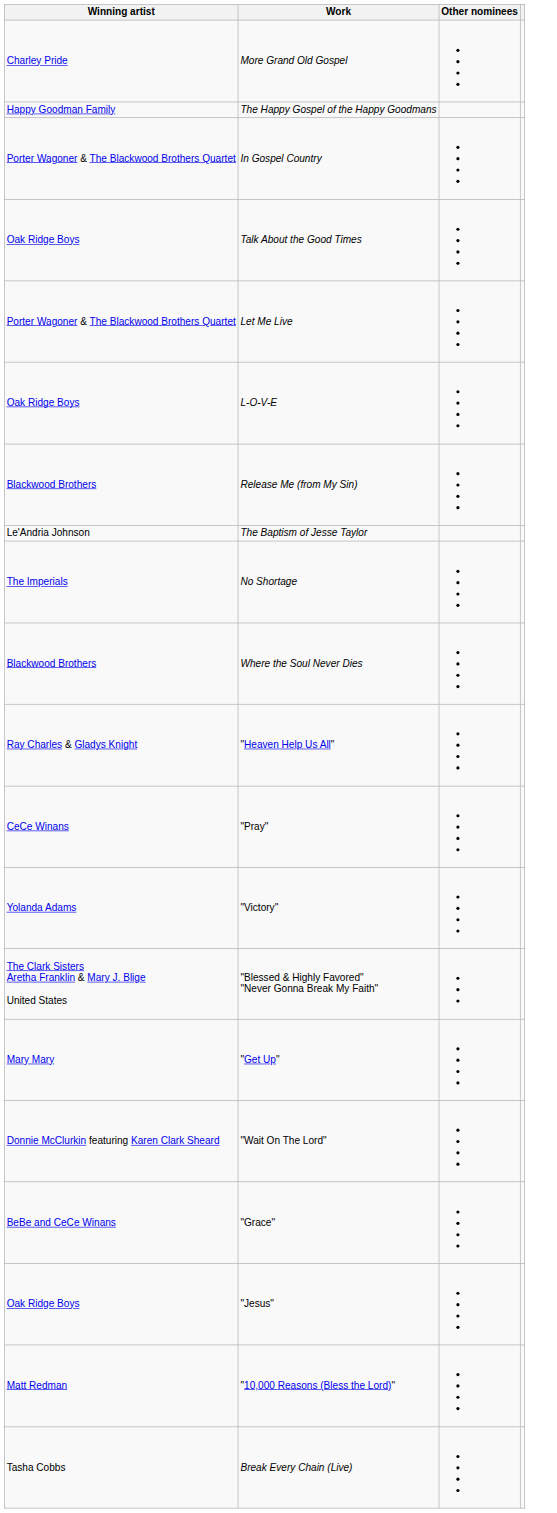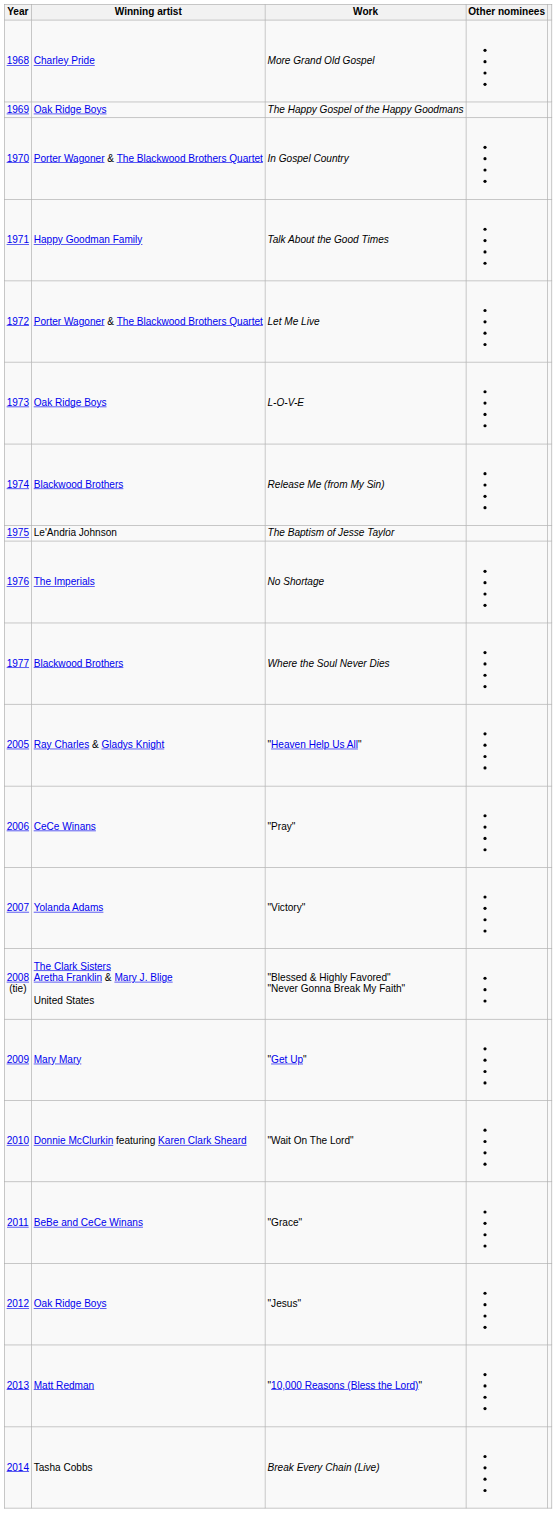+ column: (18, 12)
(61, 109) Happy Goodman Family -> (70, 109) Oak Ridge Boys
(43, 240) Oak Ridge Boys -> (88, 240) Happy Goodman Family
